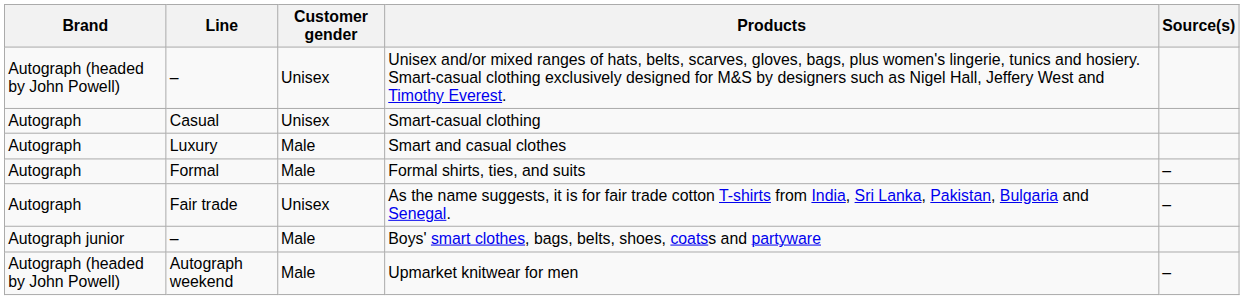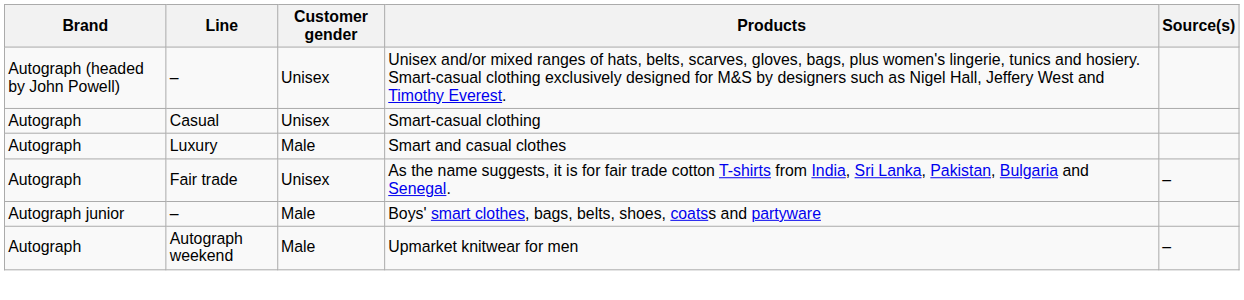- row: (487, 171)
(76, 273) Autograph (headed by John Powell) -> (45, 247) Autograph
